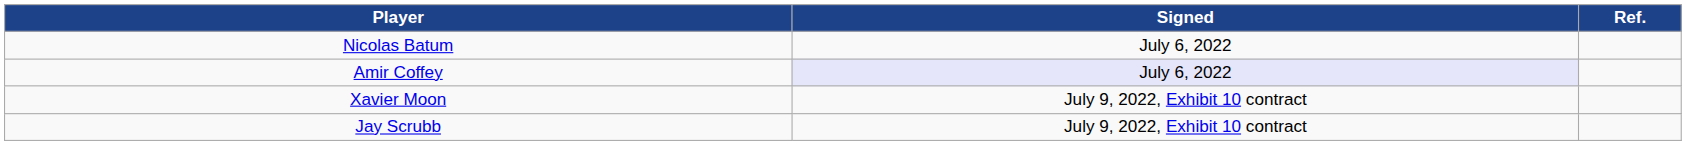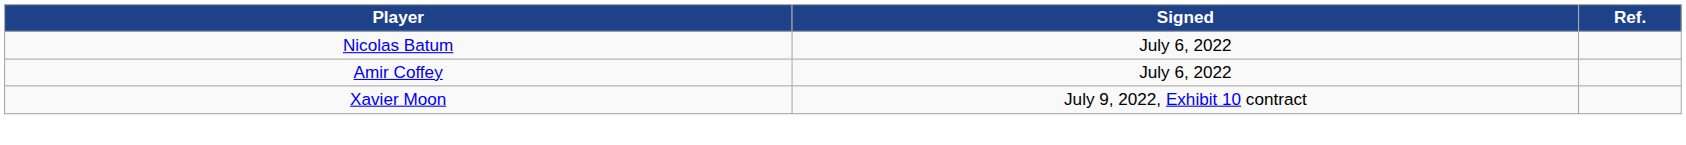(1185, 72) lavender background -> (1185, 72) no background
- row: (398, 126)
